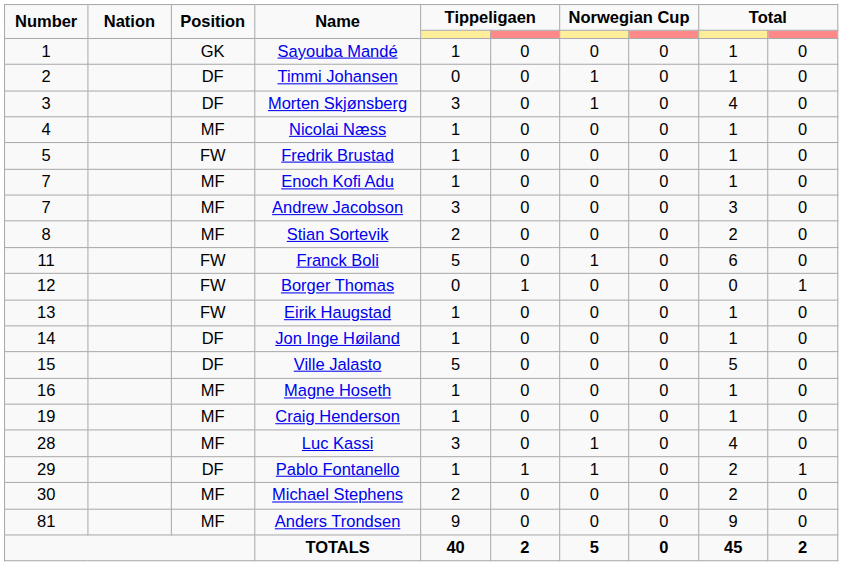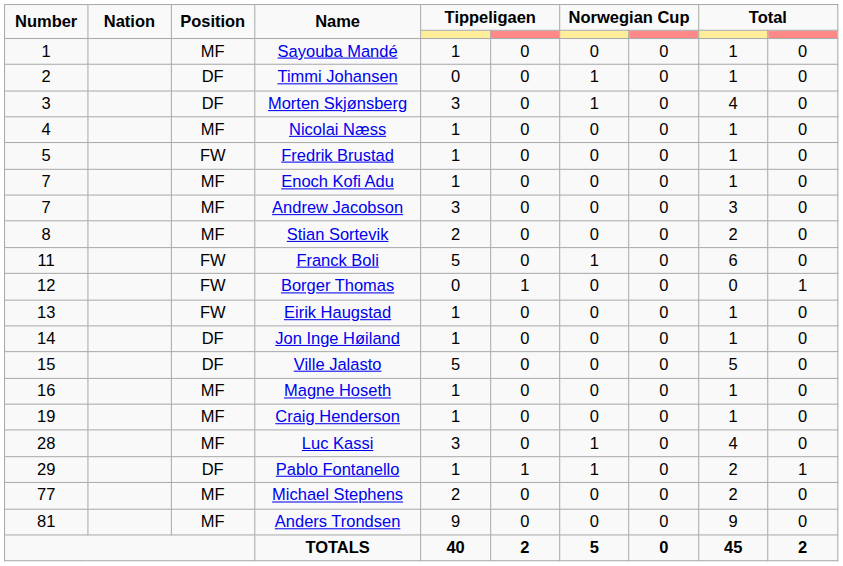(213, 51) GK -> (213, 51) MF
(46, 495) 30 -> (46, 495) 77
